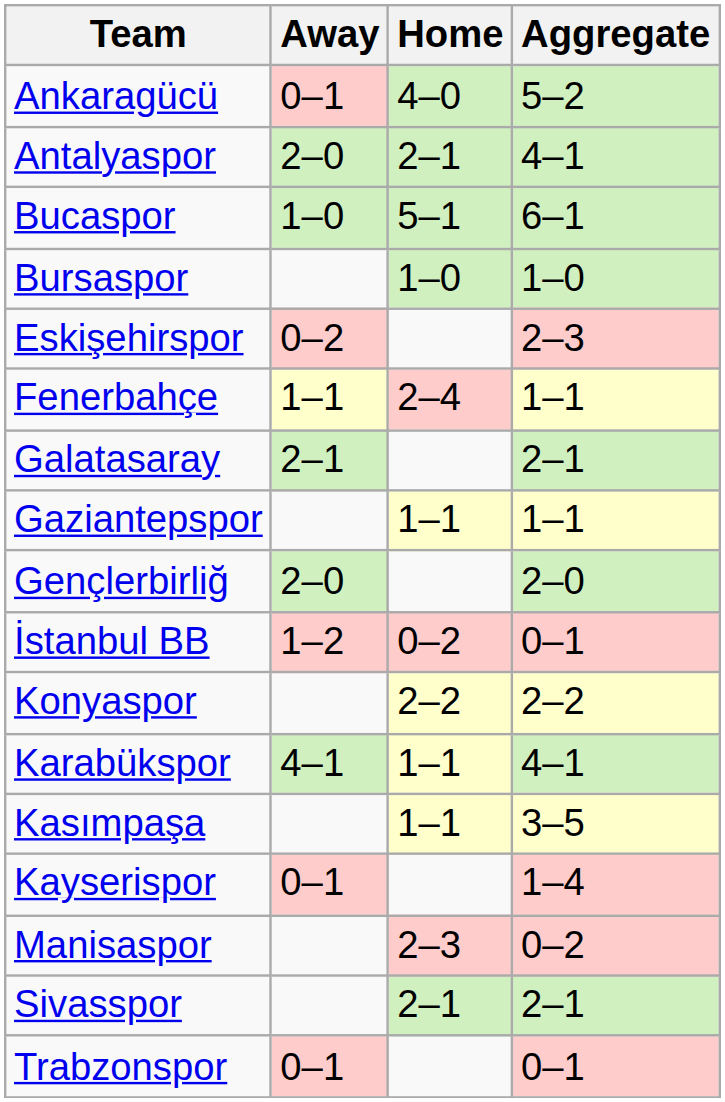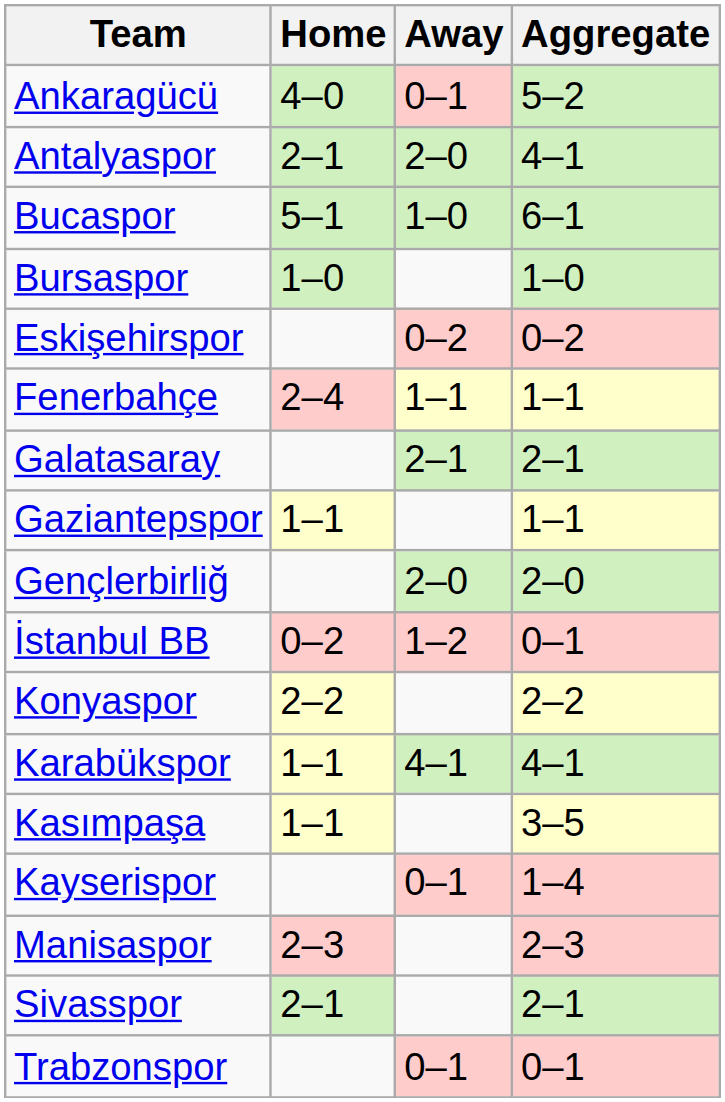columns swapped: (450, 34) <-> (330, 34)
(553, 338) 2–3 -> (553, 338) 0–2
(553, 944) 0–2 -> (553, 944) 2–3
